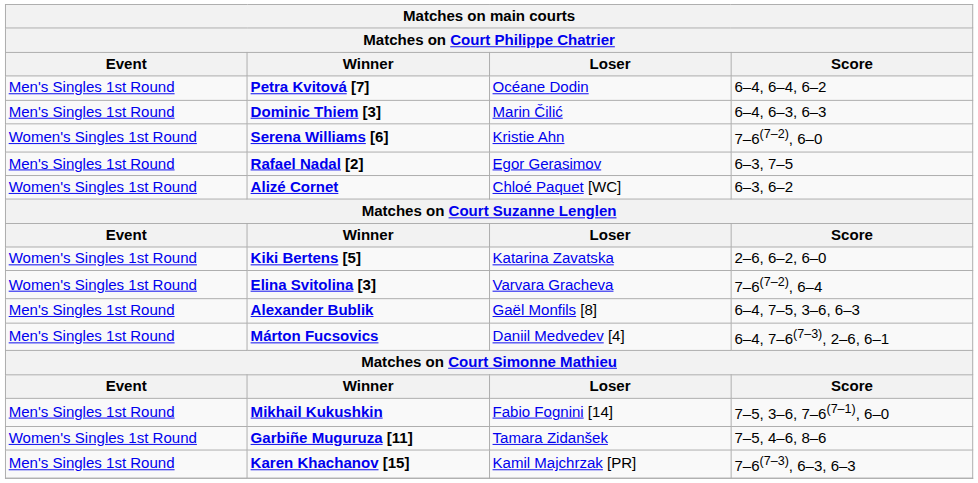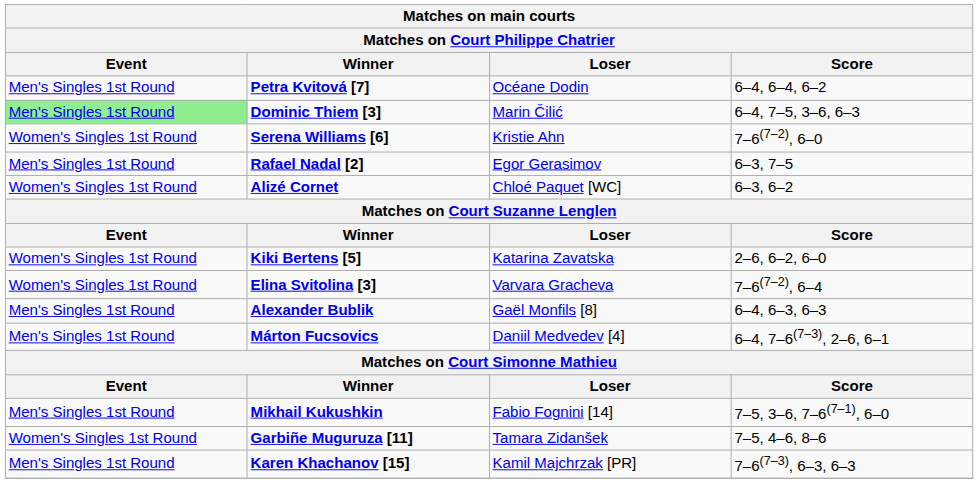(92, 111) no background -> (92, 111) lightgreen background
(780, 111) 6–4, 6–3, 6–3 -> (797, 111) 6–4, 7–5, 3–6, 6–3
(797, 310) 6–4, 7–5, 3–6, 6–3 -> (780, 310) 6–4, 6–3, 6–3
